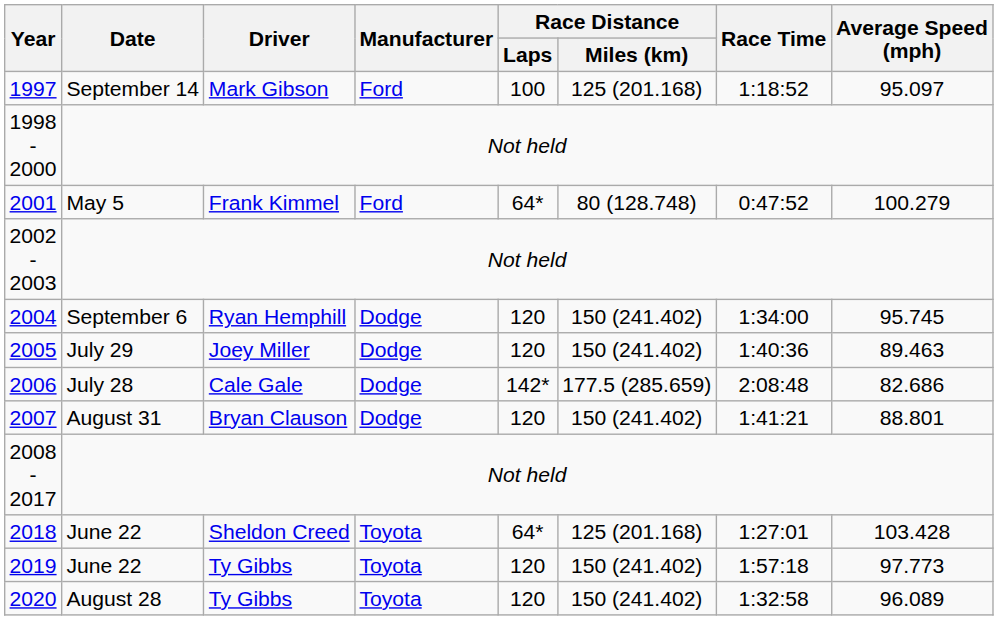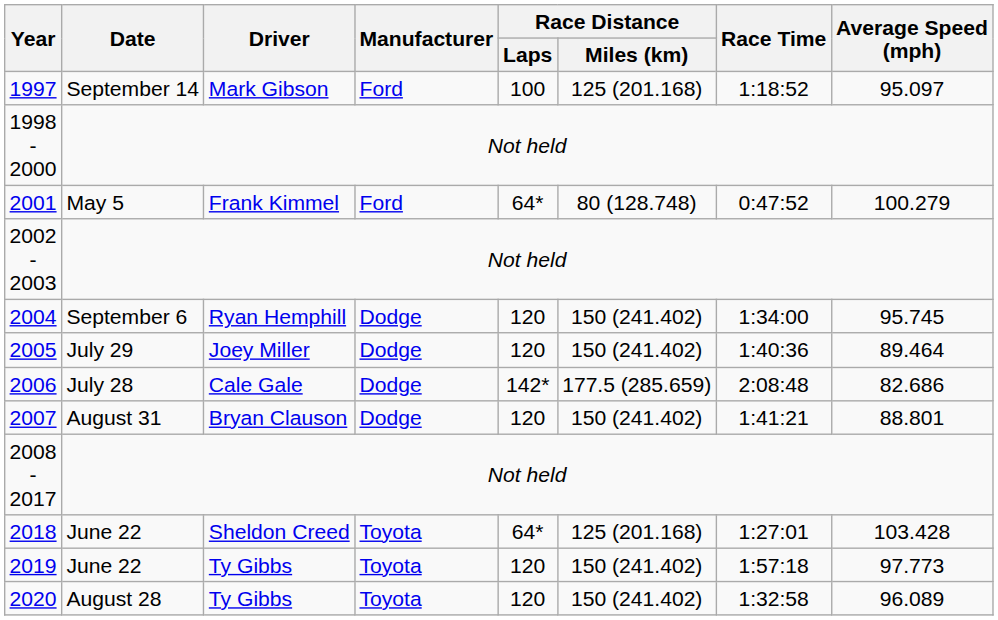(912, 350) 89.463 -> (912, 350) 89.464
